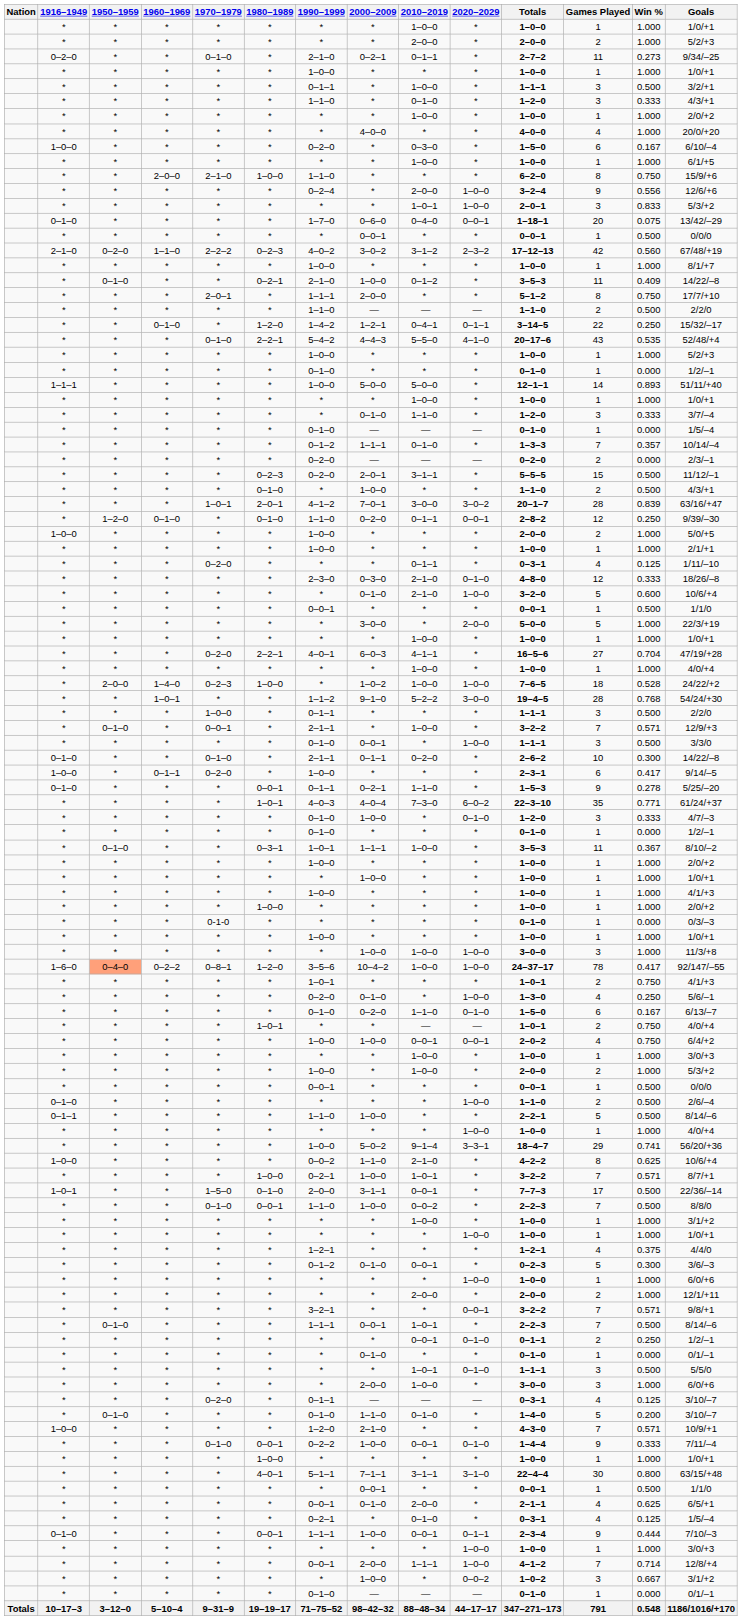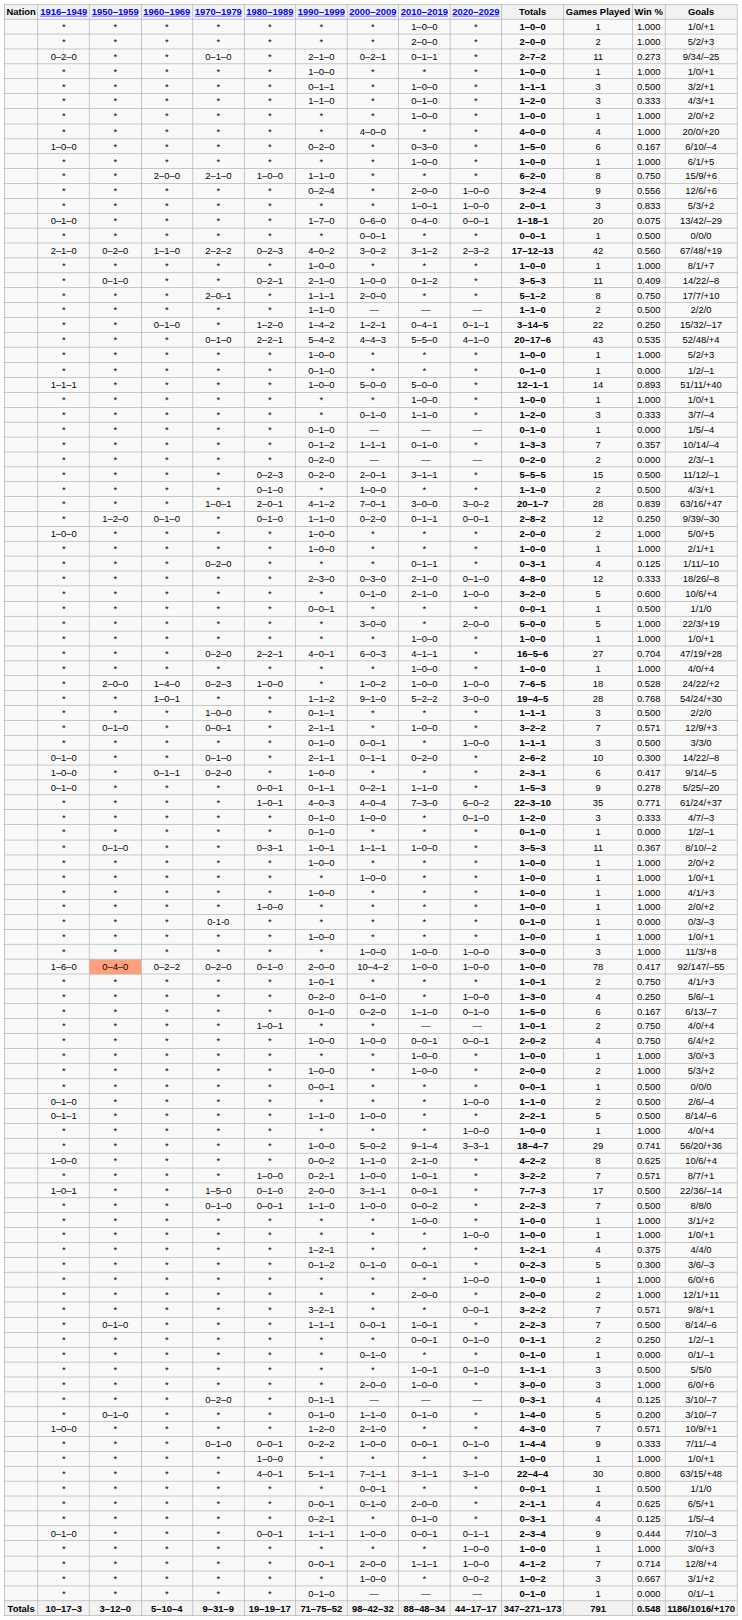(218, 967) 0–8–1 -> (218, 967) 0–2–0
(270, 967) 1–2–0 -> (270, 967) 0–1–0
(321, 967) 3–5–6 -> (321, 967) 2–0–0
(533, 967) 24–37–17 -> (533, 967) 1–0–0
